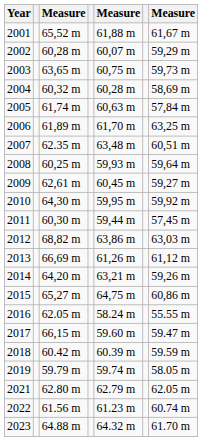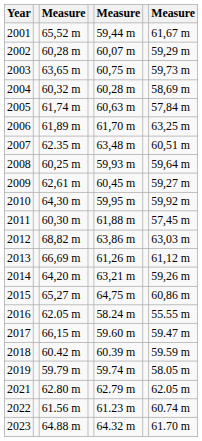(116, 32) 61,88 m -> (116, 32) 59,44 m
(116, 220) 59,44 m -> (116, 220) 61,88 m
